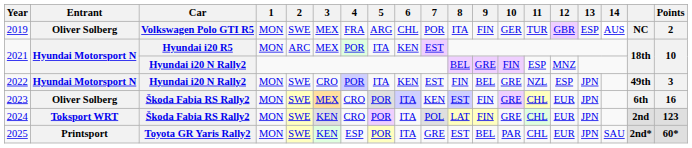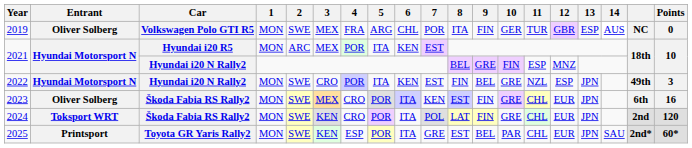(671, 30) 2 -> (671, 30) 0
(671, 116) 123 -> (671, 116) 120
